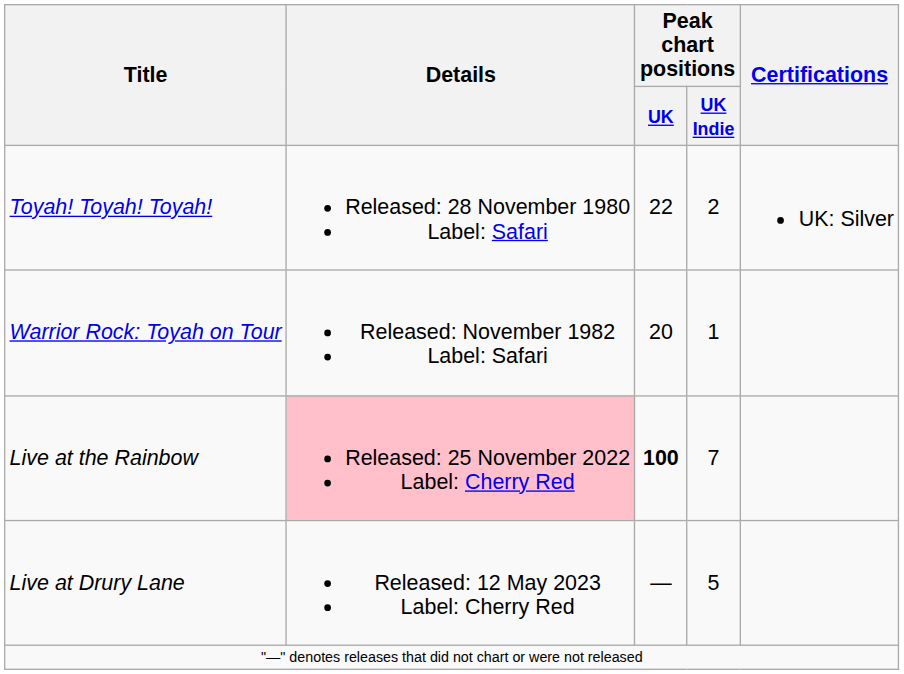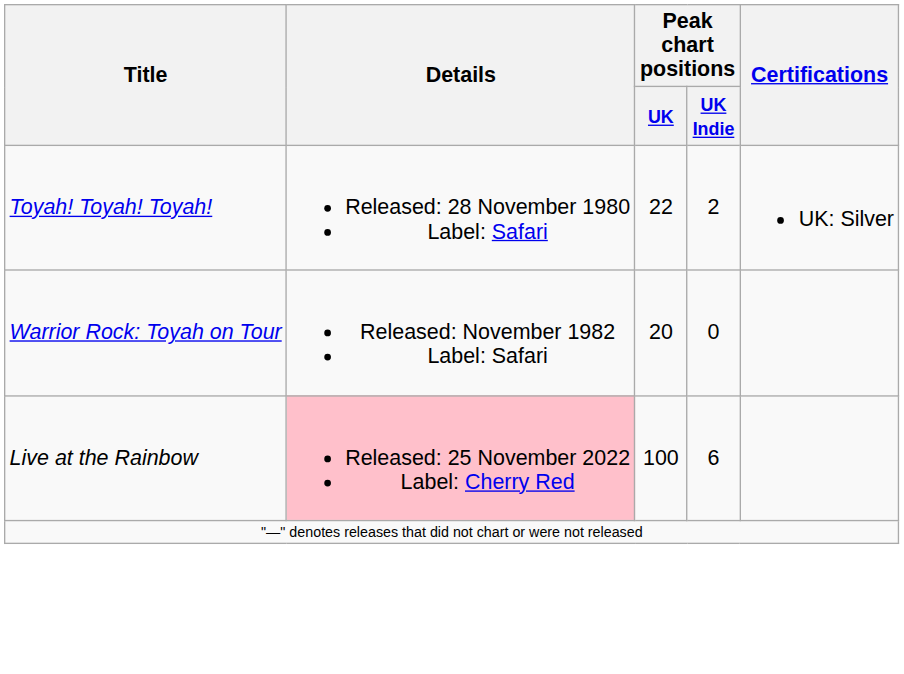(713, 332) 1 -> (713, 332) 0
(661, 457) bold -> (661, 457) normal
(713, 457) 7 -> (713, 457) 6
- row: (97, 582)
